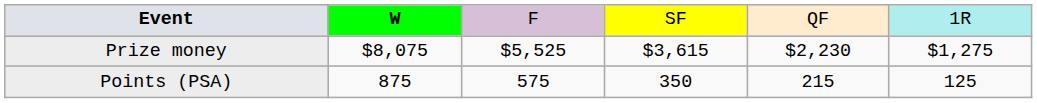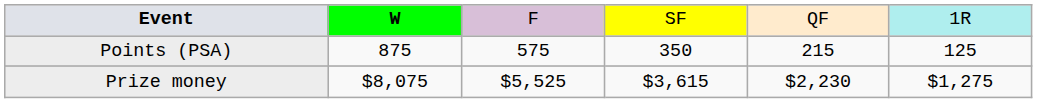rows swapped: (166, 82) <-> (166, 51)
